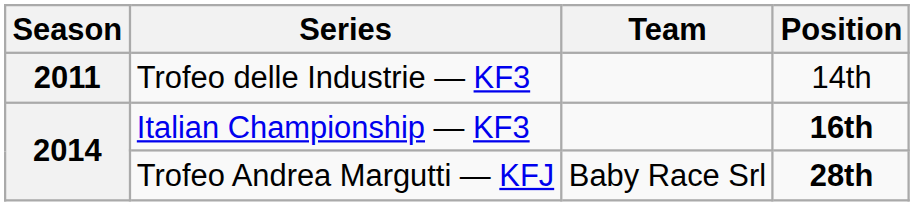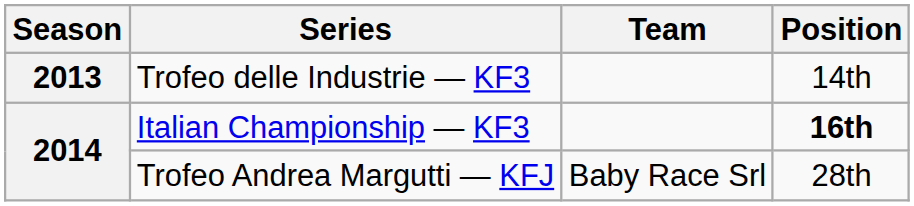(67, 78) 2011 -> (67, 78) 2013
(842, 175) bold -> (842, 175) normal
